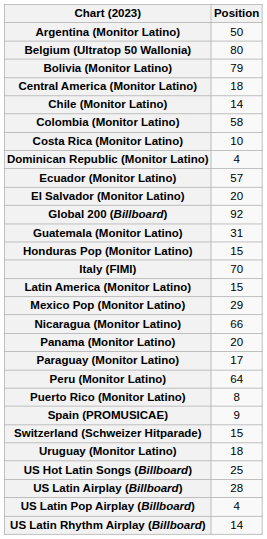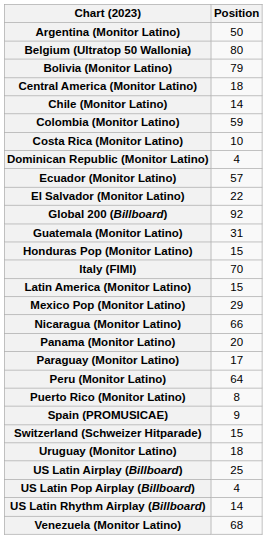(237, 123) 58 -> (237, 123) 59
(237, 196) 20 -> (237, 196) 22
- row: (108, 470)
(237, 488) 28 -> (237, 470) 25
+ row: (108, 525)
